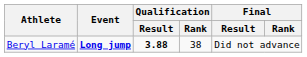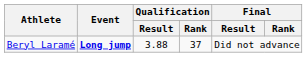(156, 44) bold -> (156, 44) normal
(196, 44) 38 -> (196, 44) 37
